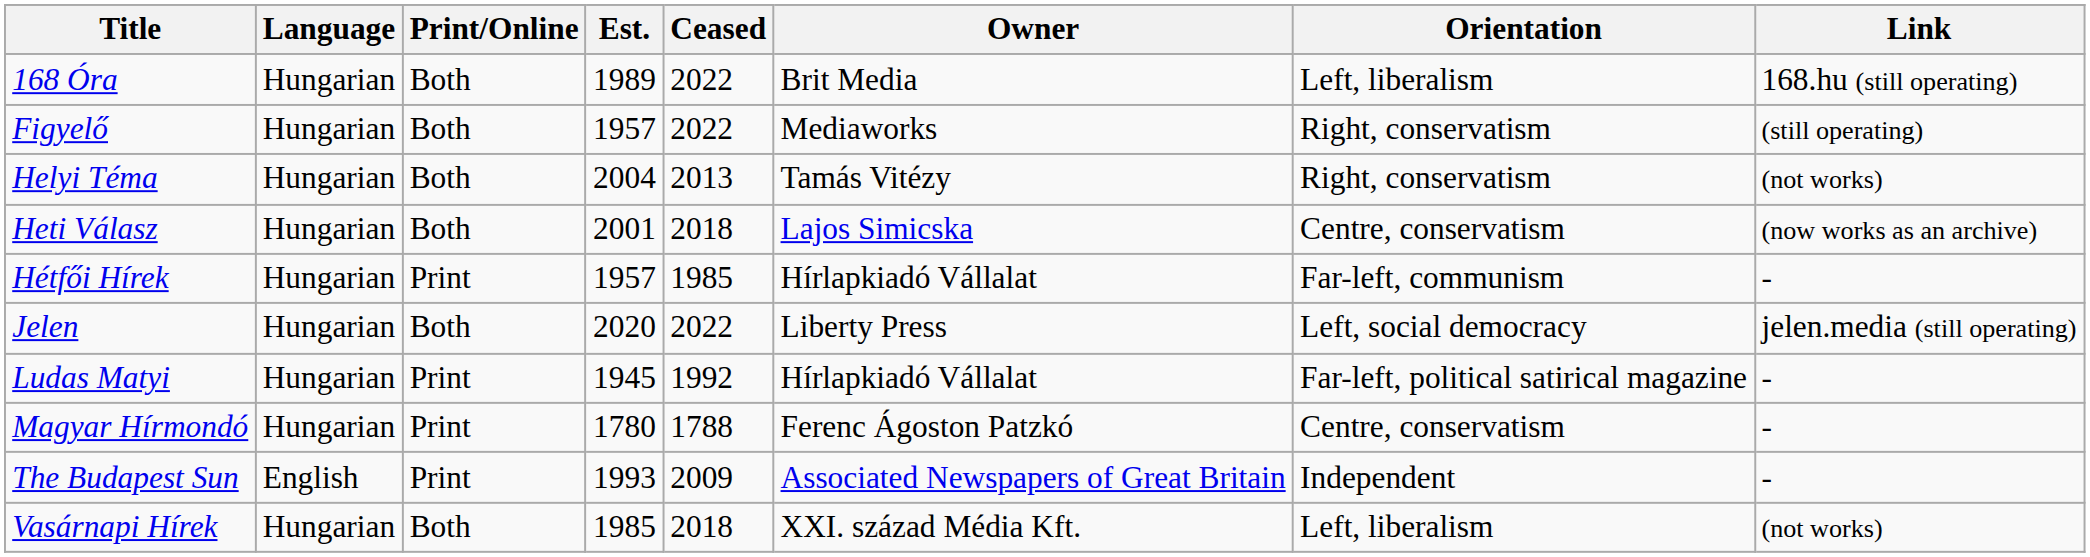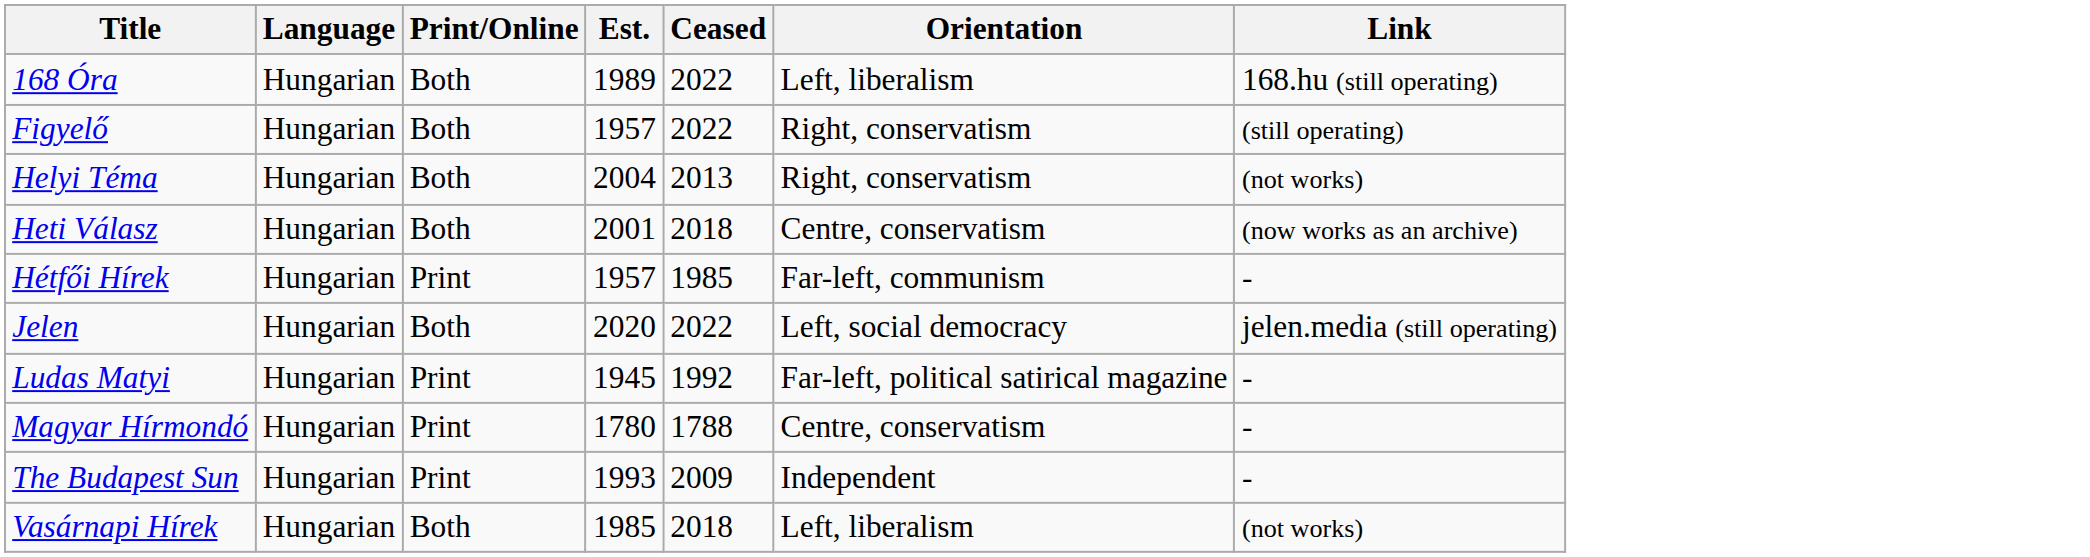- column: (1033, 29)
(311, 476) English -> (329, 476) Hungarian
